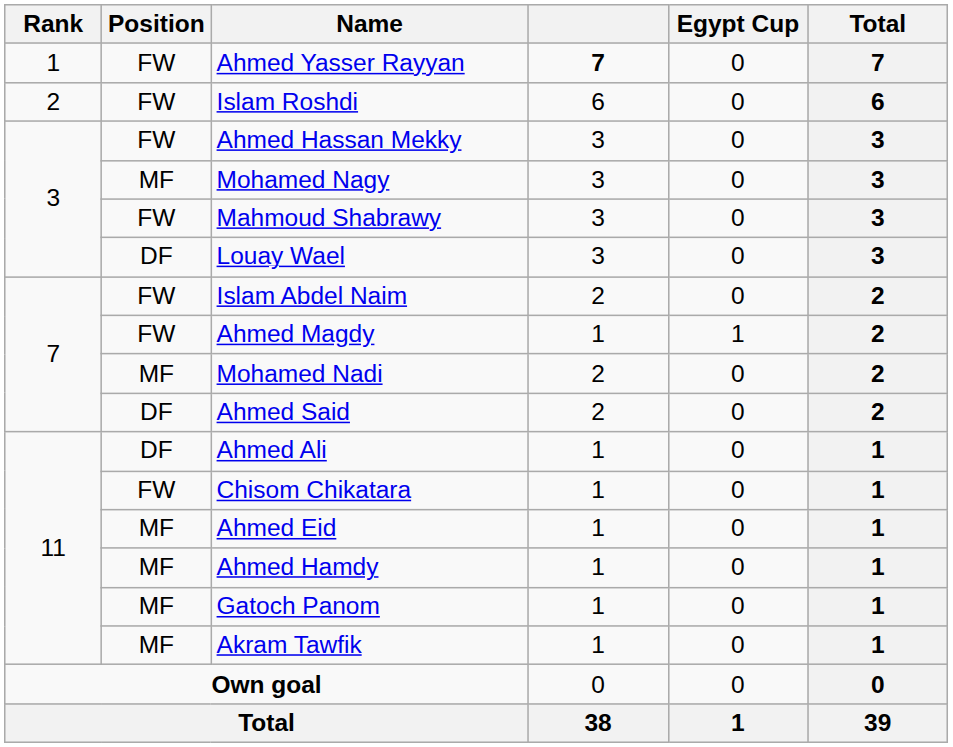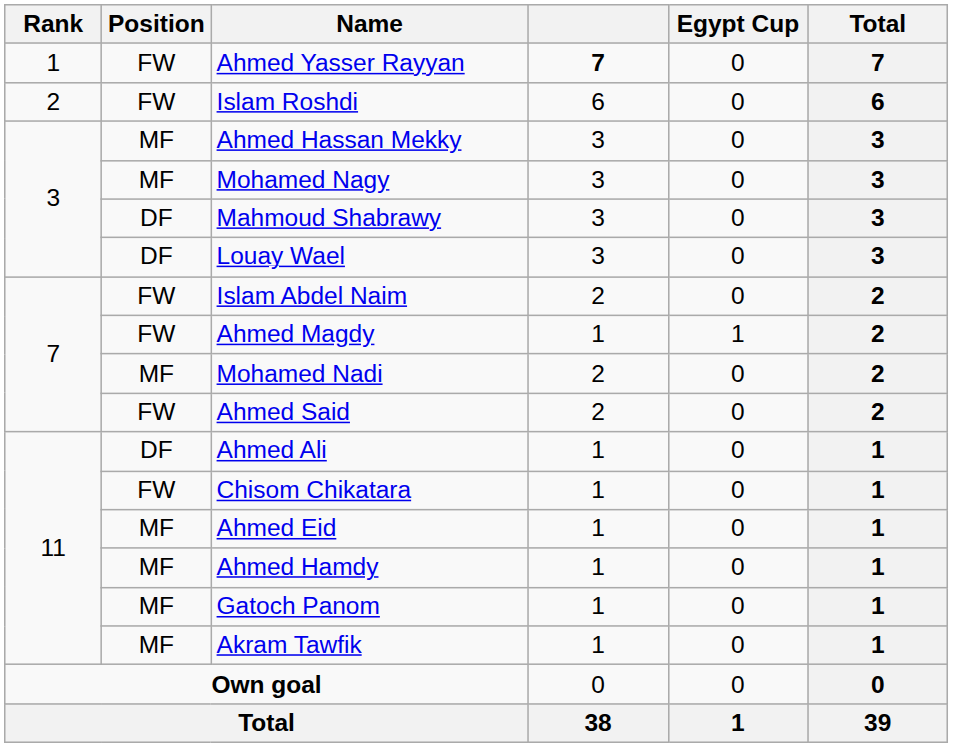(156, 140) FW -> (156, 140) MF
(156, 218) FW -> (156, 218) DF
(156, 412) DF -> (156, 412) FW
